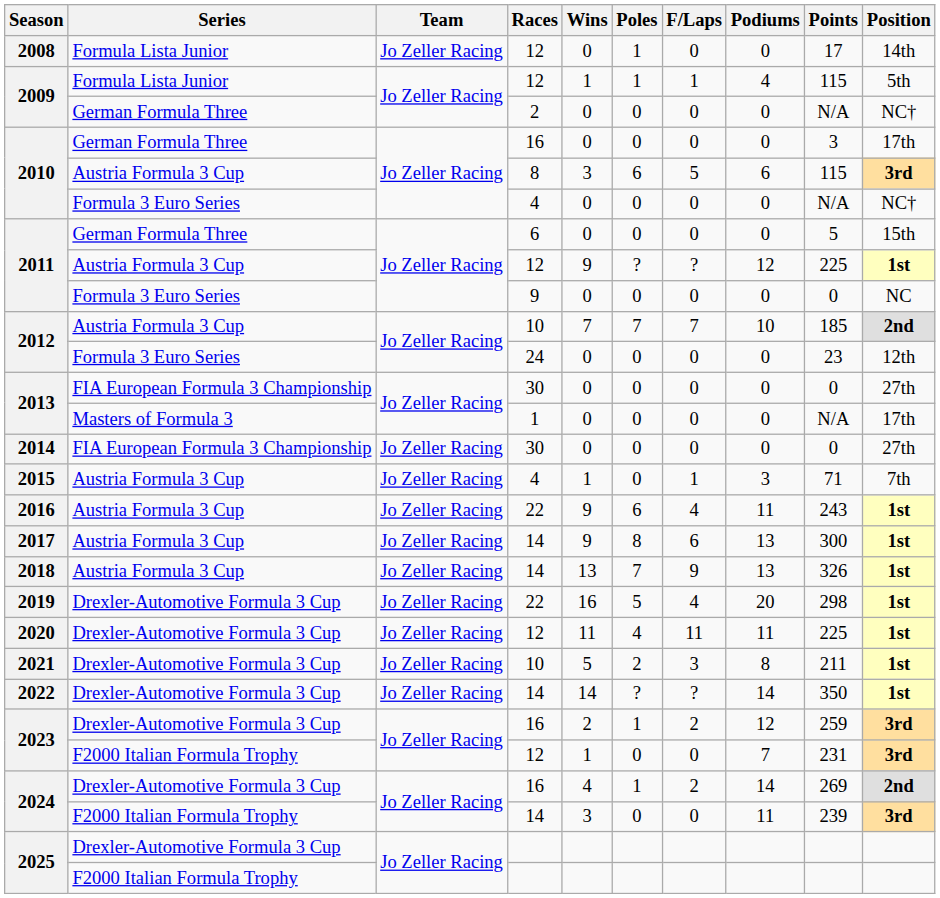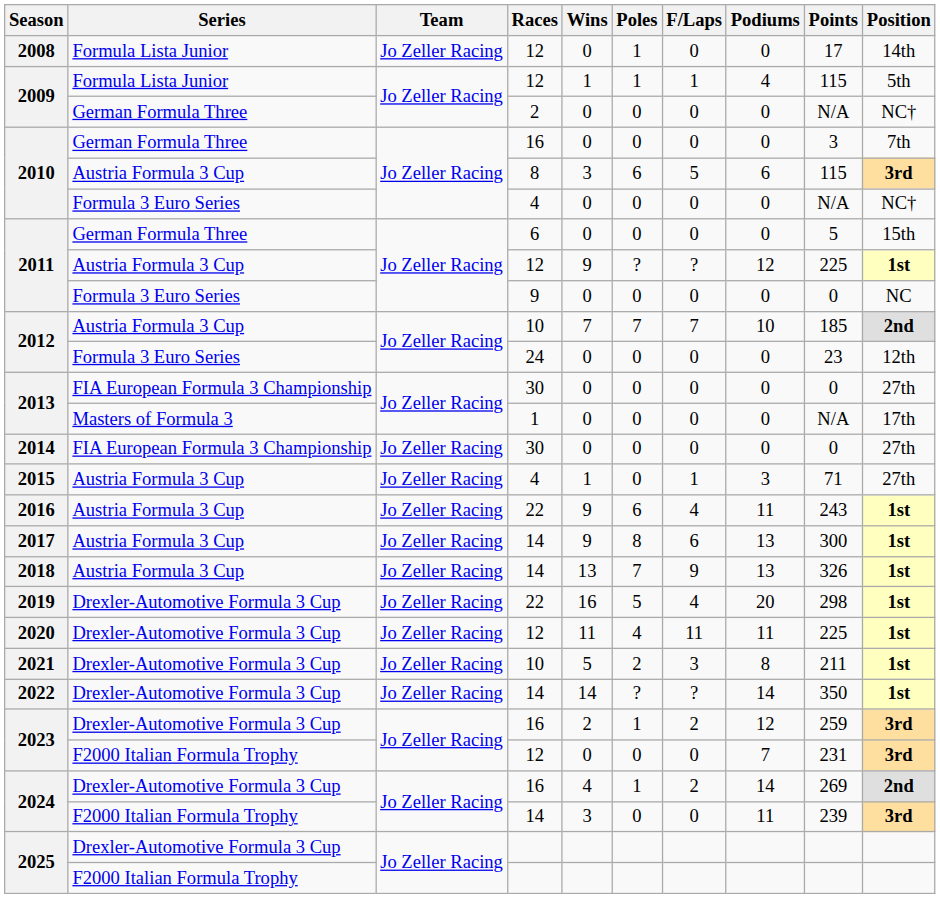(899, 142) 17th -> (899, 142) 7th
(899, 479) 7th -> (899, 479) 27th
(587, 755) 1 -> (587, 755) 0
